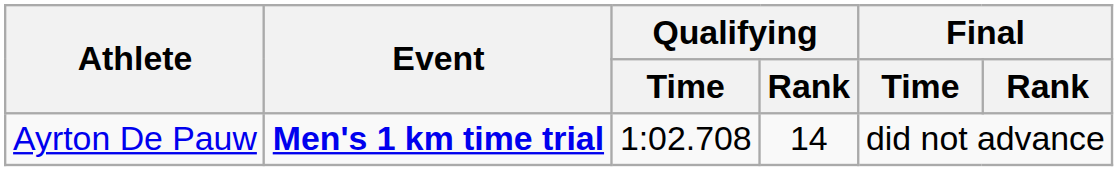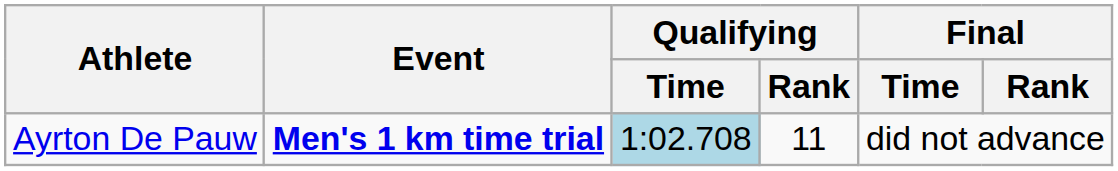(686, 139) no background -> (686, 139) lightblue background
(809, 139) 14 -> (809, 139) 11
